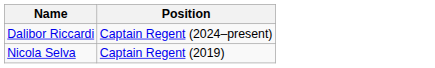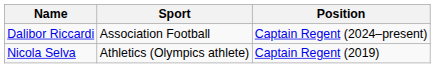+ column: (174, 14)
